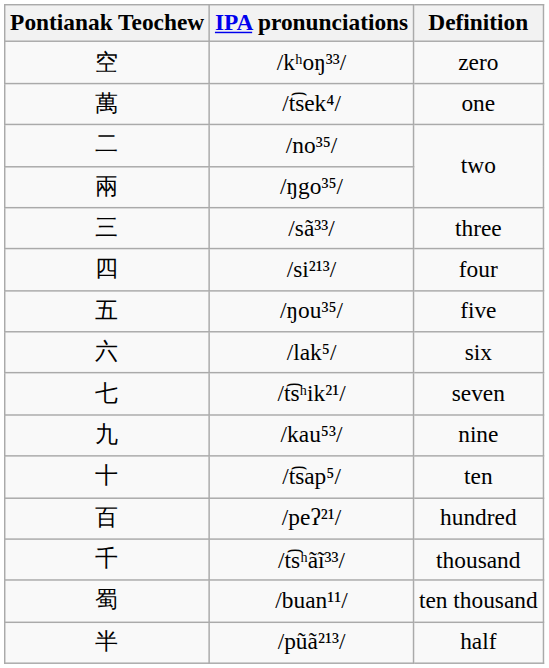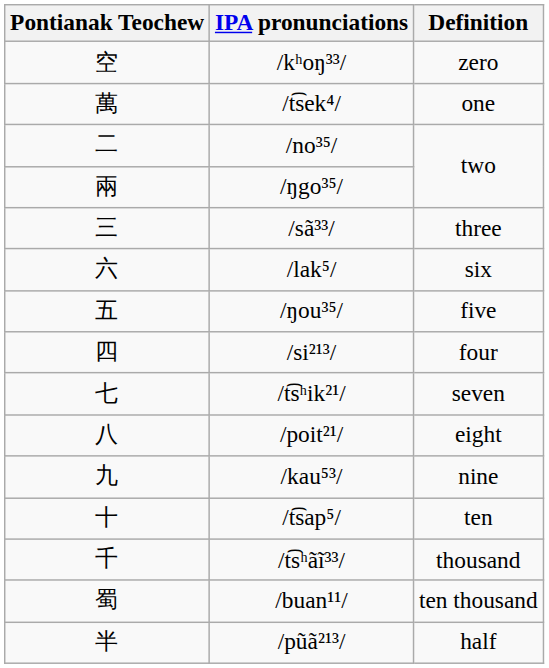rows swapped: (312, 269) <-> (312, 352)
+ row: (312, 435)
- row: (312, 517)
